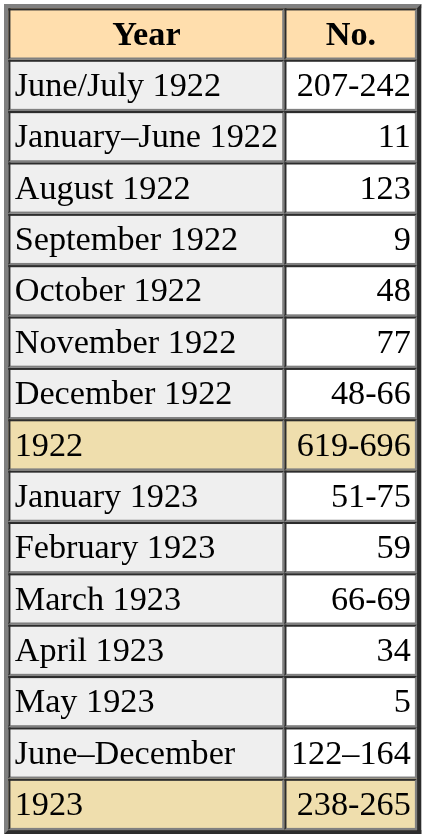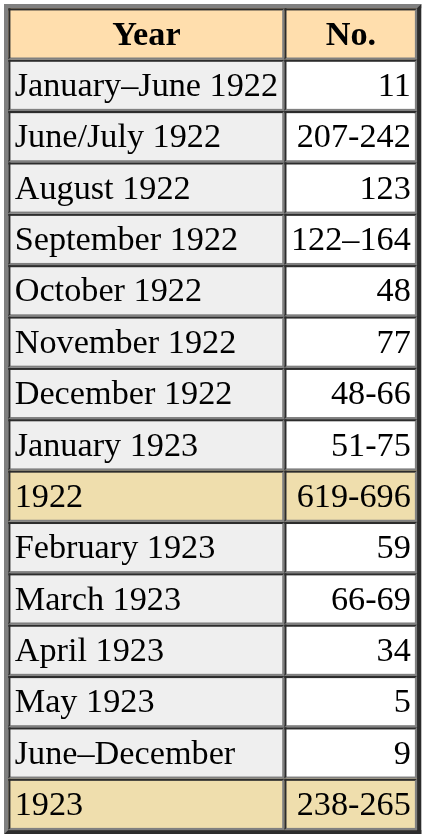rows swapped: (146, 136) <-> (118, 84)
(402, 238) 9 -> (351, 238) 122–164
rows swapped: (49, 444) <-> (106, 495)
(351, 752) 122–164 -> (402, 752) 9
